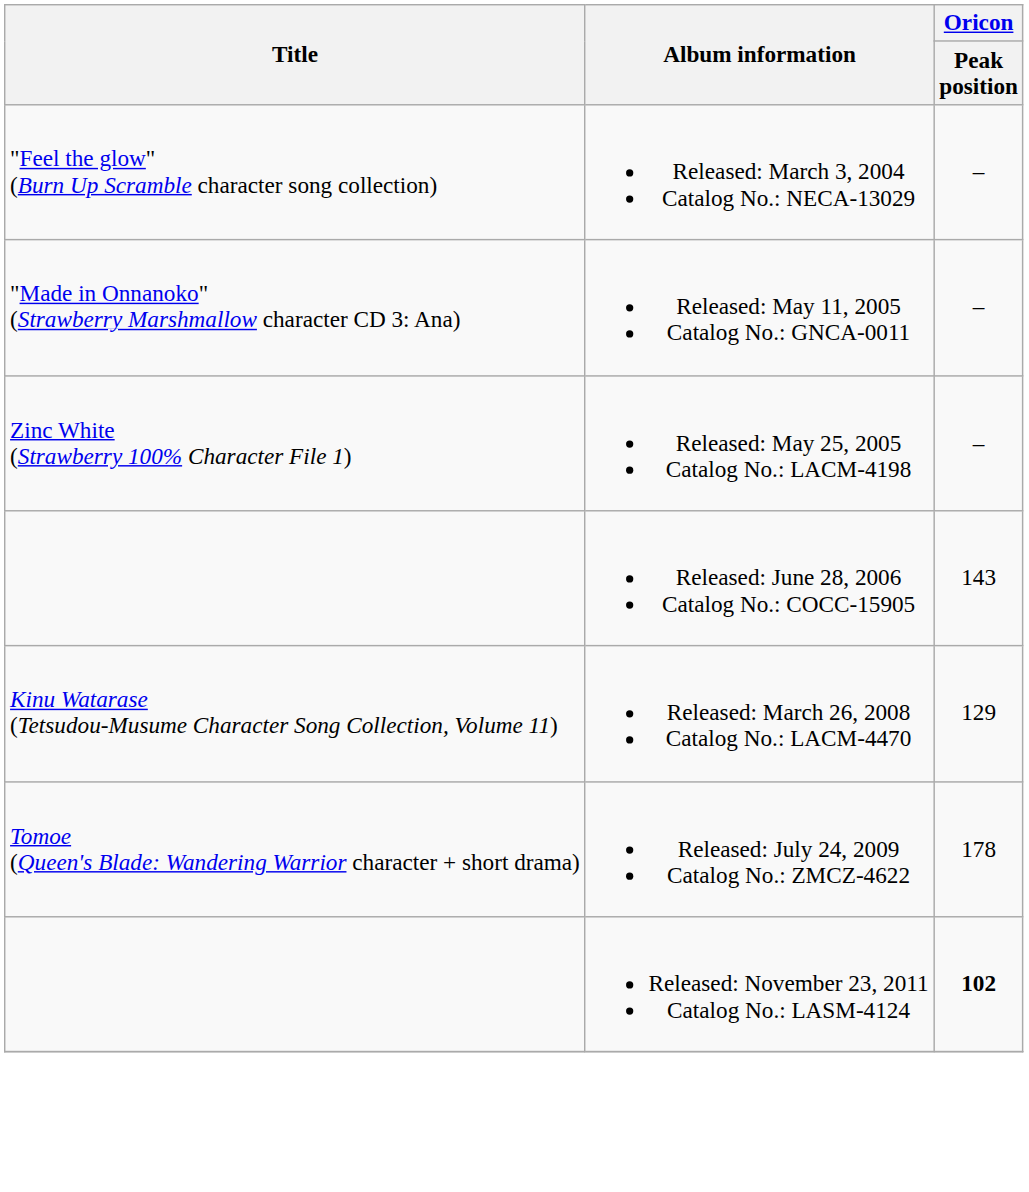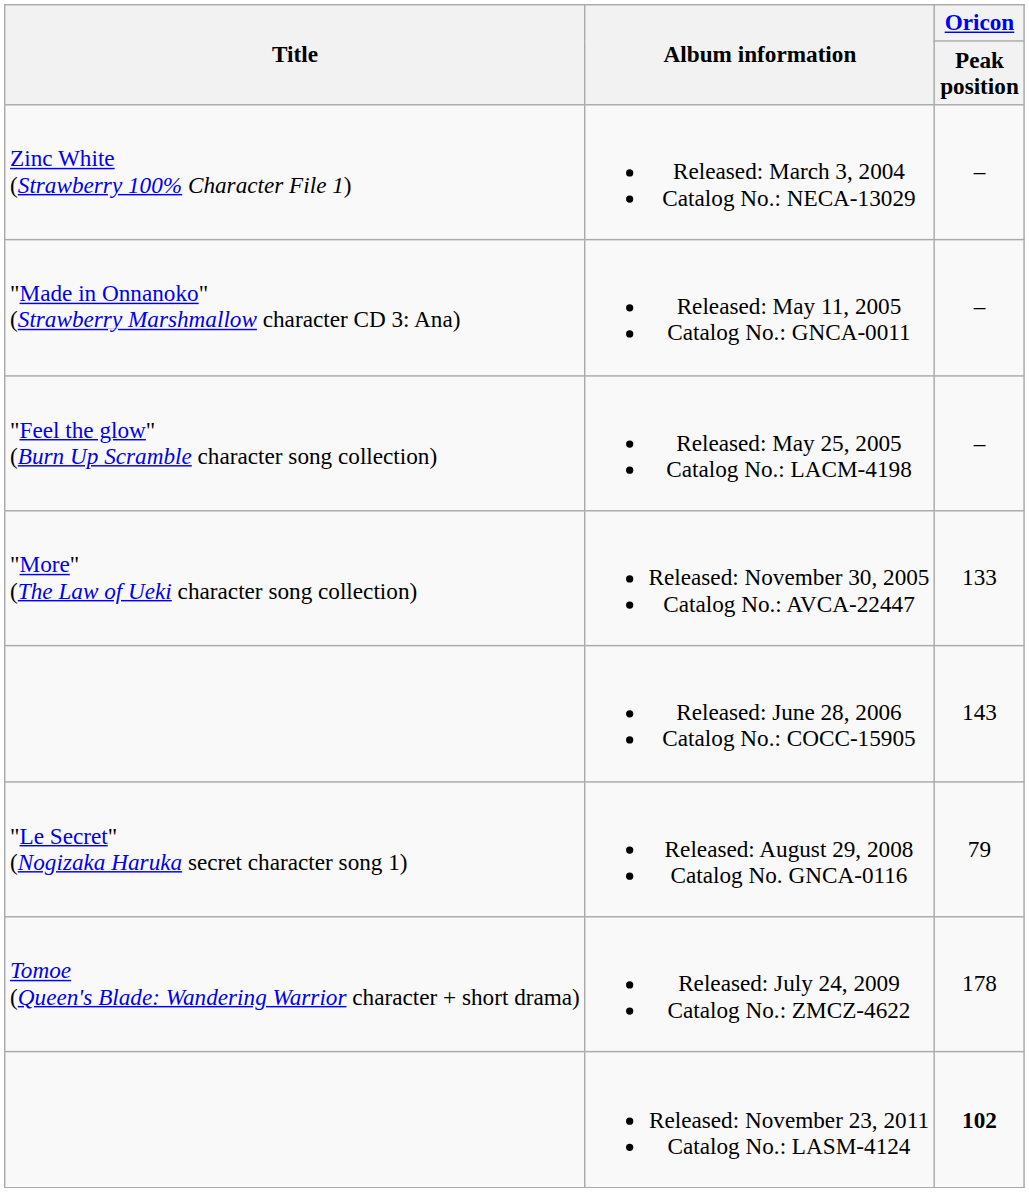(224, 171) "Feel the glow" (Burn Up Scramble character song collection) -> (181, 171) Zinc White (Strawberry 100% Character File 1)
(181, 442) Zinc White (Strawberry 100% Character File 1) -> (224, 442) "Feel the glow" (Burn Up Scramble character song collection)
+ row: (760, 591)
- row: (760, 727)
+ row: (760, 862)
